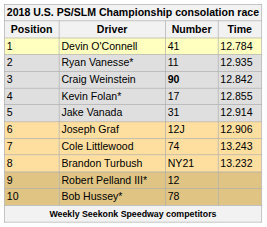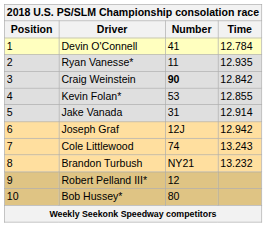(174, 96) 17 -> (174, 96) 53
(236, 130) 12.906 -> (236, 130) 12.942
(174, 197) 78 -> (174, 197) 80
